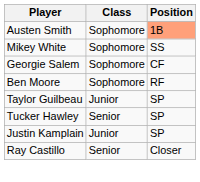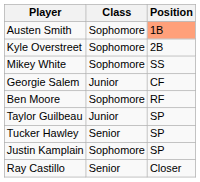+ row: (44, 47)
(117, 64) Sophomore -> (103, 82) Junior
(103, 133) Junior -> (117, 151) Sophomore
